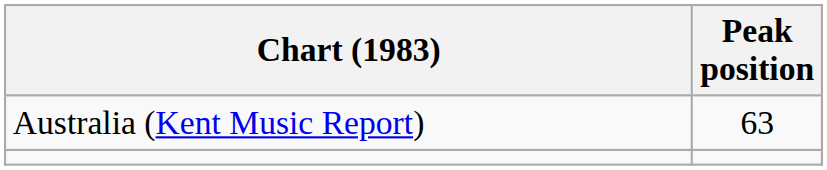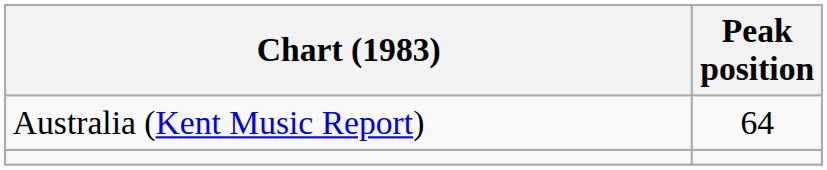(757, 122) 63 -> (757, 122) 64
